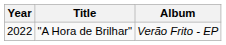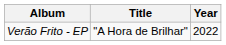columns swapped: (20, 13) <-> (178, 13)
